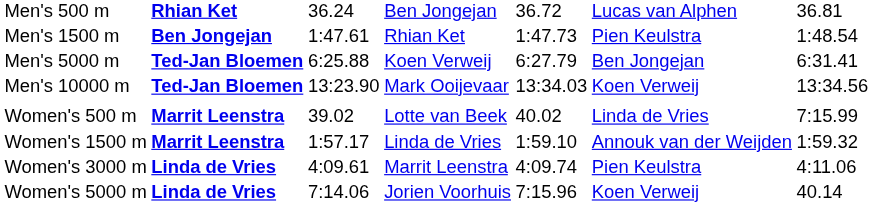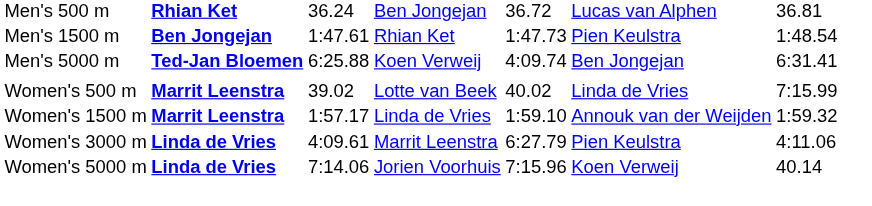(546, 61) 6:27.79 -> (536, 61) 4:09.74
- row: (67, 86)
(546, 167) 4:09.74 -> (536, 141) 6:27.79
